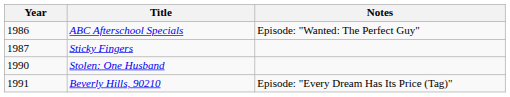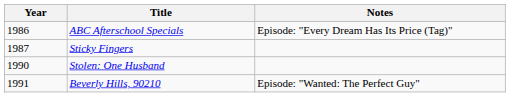(339, 30) Episode: "Wanted: The Perfect Guy" -> (355, 30) Episode: "Every Dream Has Its Price (Tag)"
(355, 83) Episode: "Every Dream Has Its Price (Tag)" -> (339, 83) Episode: "Wanted: The Perfect Guy"
